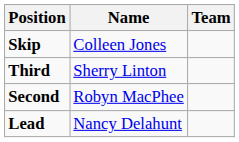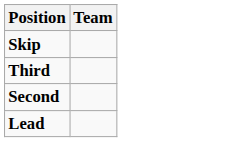- column: (129, 17)
